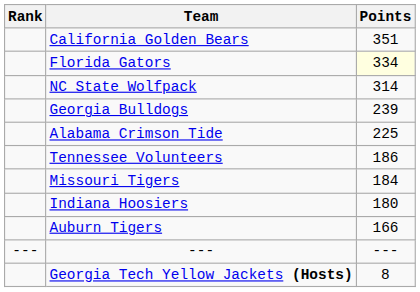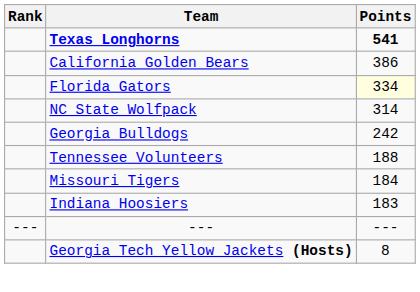+ row: (114, 40)
(385, 40) 351 -> (385, 63) 386
(385, 110) 239 -> (385, 134) 242
- row: (136, 134)
(385, 157) 186 -> (385, 157) 188
(385, 204) 180 -> (385, 204) 183
- row: (106, 228)
